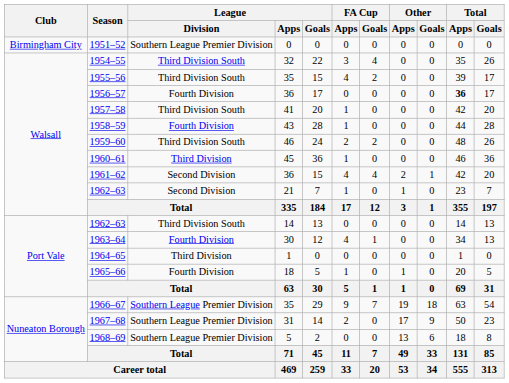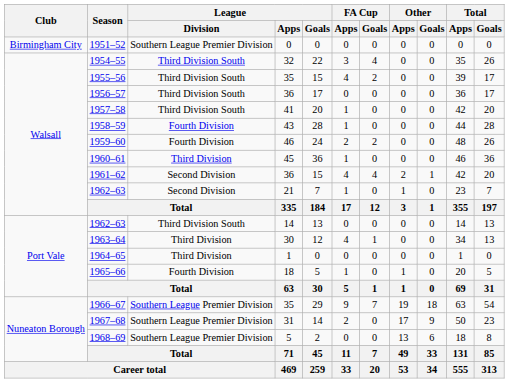(201, 93) Fourth Division -> (201, 93) Third Division South
(460, 93) bold -> (460, 93) normal
(201, 142) Third Division South -> (201, 142) Fourth Division
(201, 239) Fourth Division -> (201, 239) Third Division
